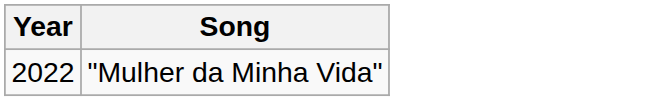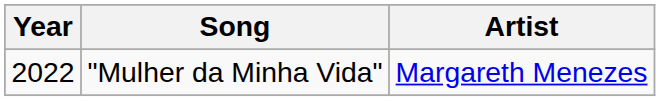+ column: (522, 26)
